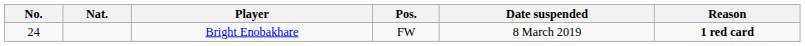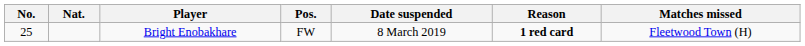+ column: (700, 13)
(34, 31) 24 -> (26, 31) 25
